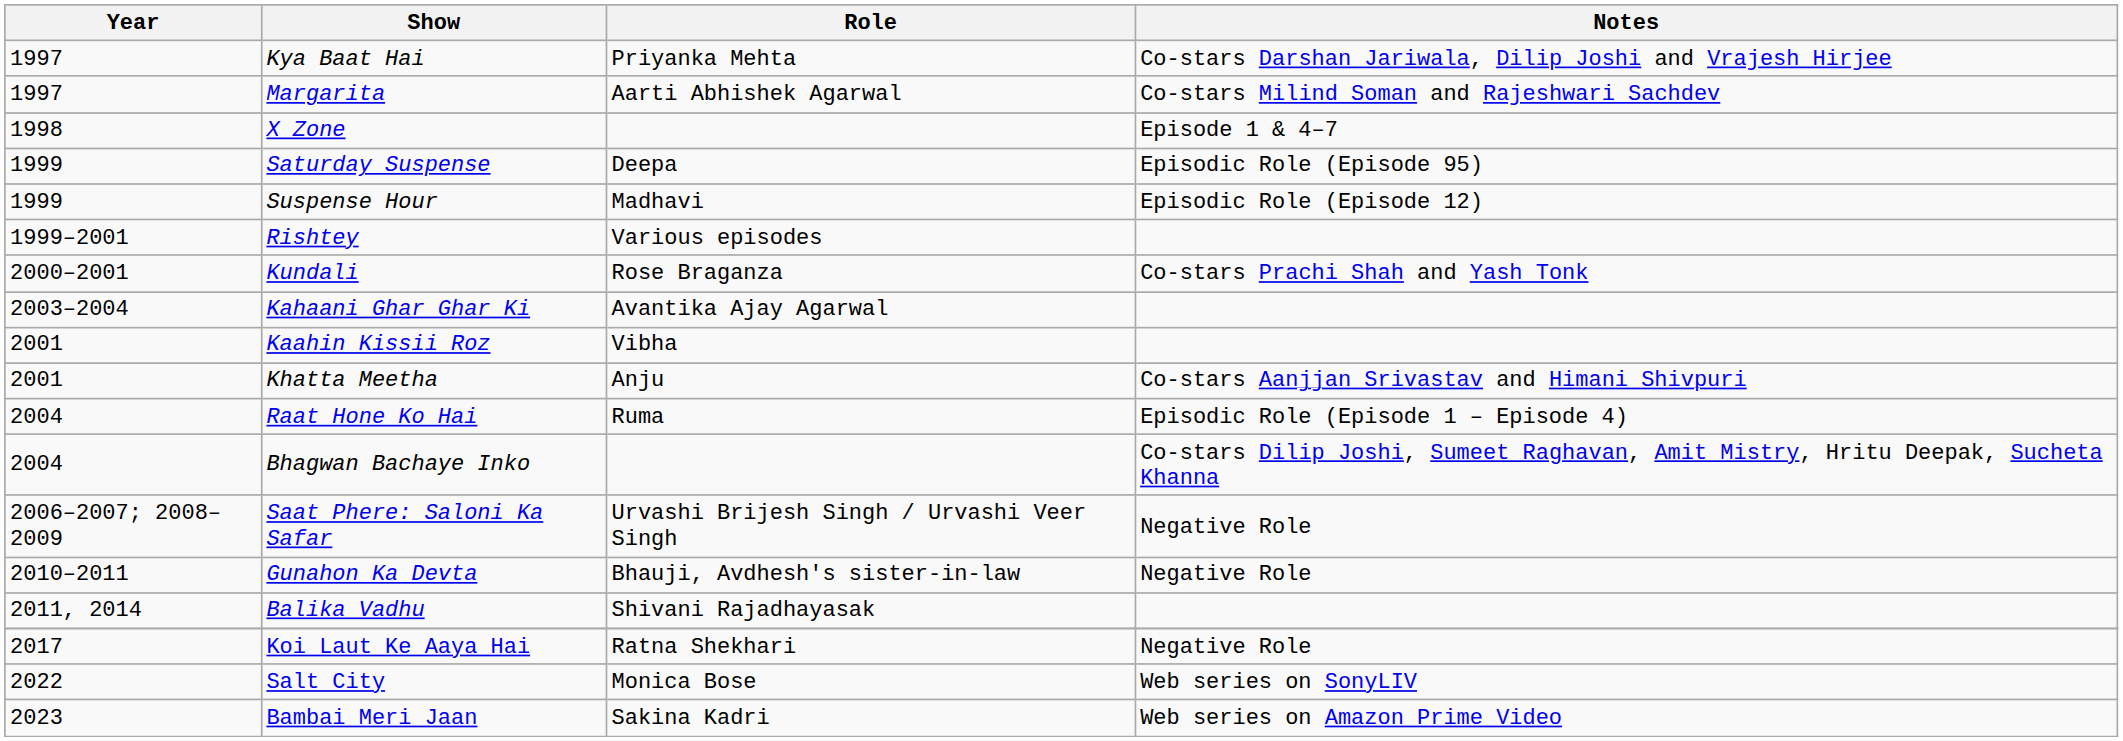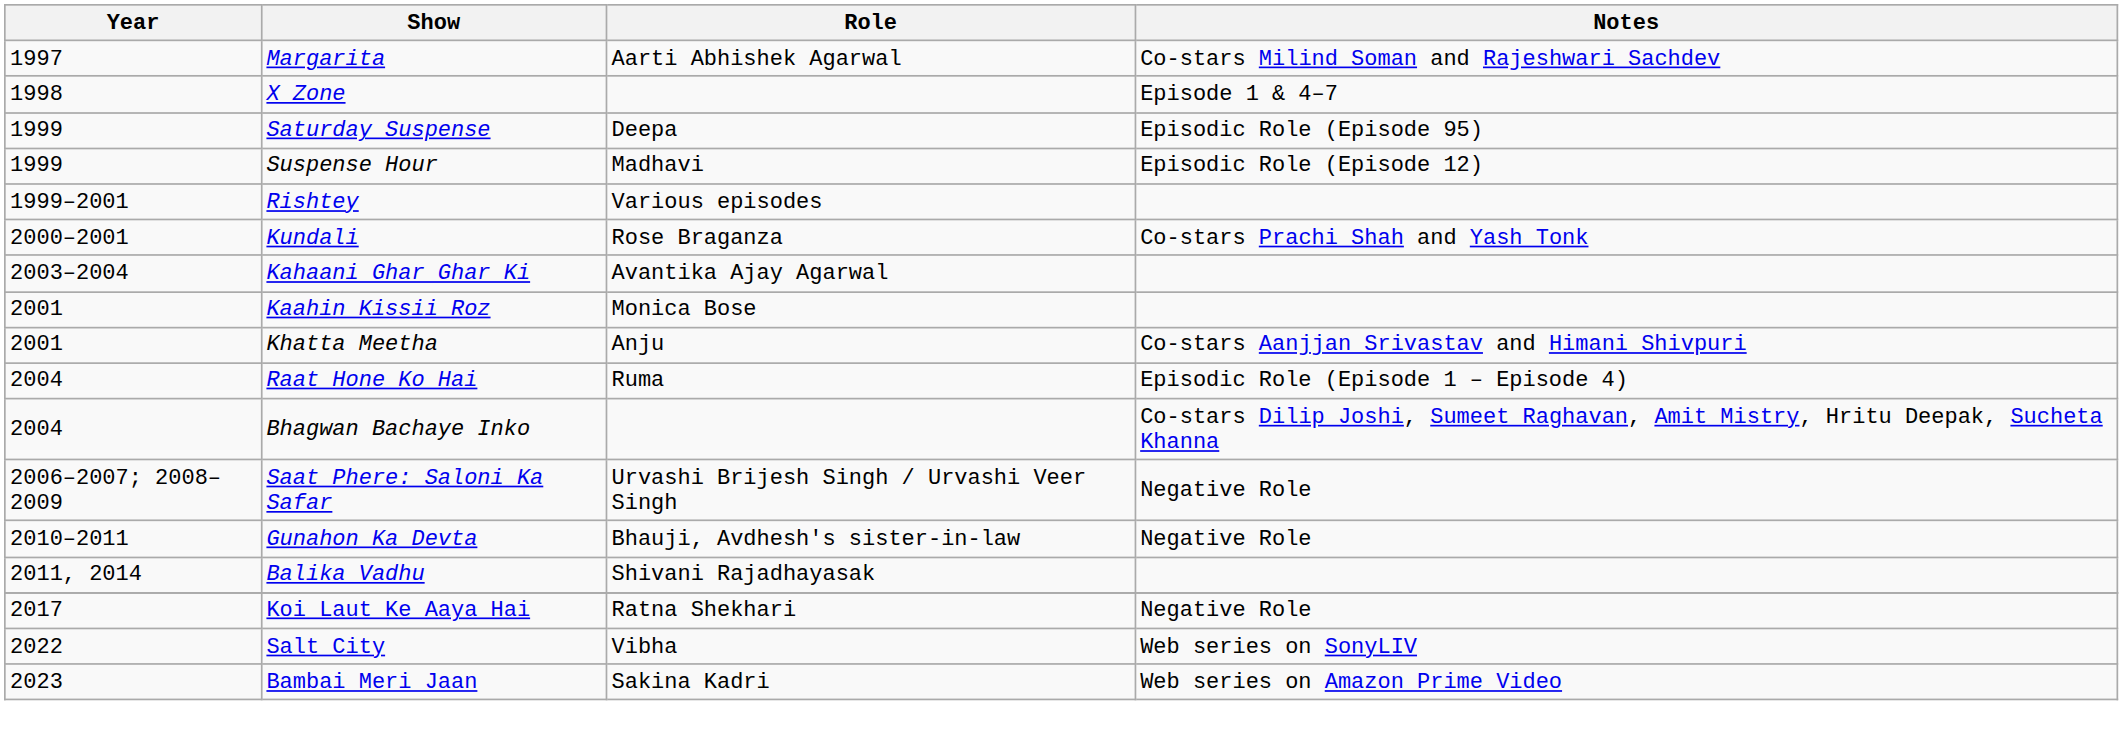- row: (346, 59)
(644, 345) Vibha -> (684, 309) Monica Bose
(684, 682) Monica Bose -> (644, 646) Vibha
